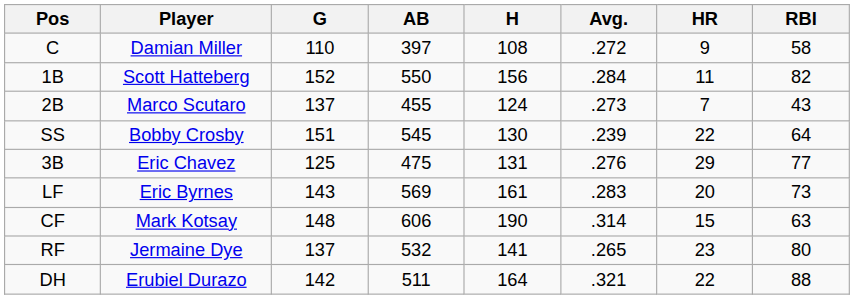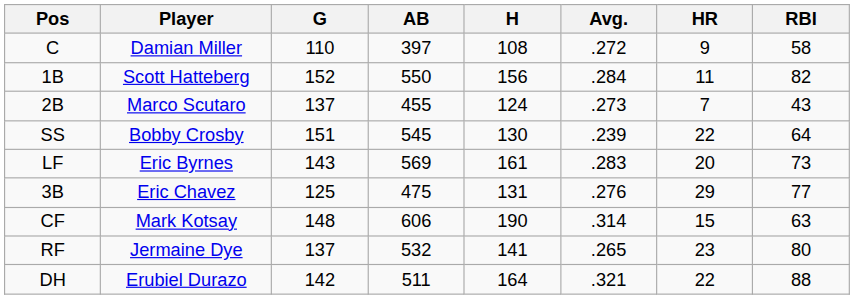rows swapped: (53, 163) <-> (53, 192)
